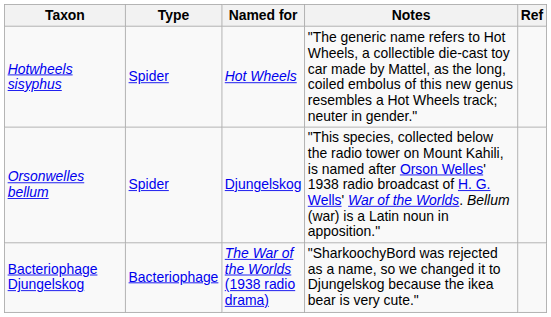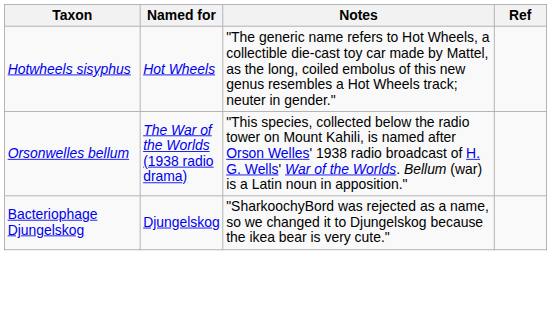- column: (173, 15)
(263, 184) Djungelskog -> (178, 153) The War of the Worlds (1938 radio drama)
(260, 277) The War of the Worlds (1938 radio drama) -> (181, 222) Djungelskog
